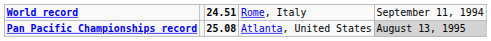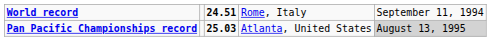(221, 29) 25.08 -> (221, 29) 25.03
